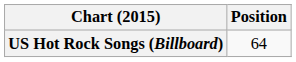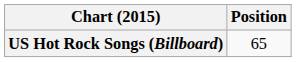(259, 43) 64 -> (259, 43) 65
